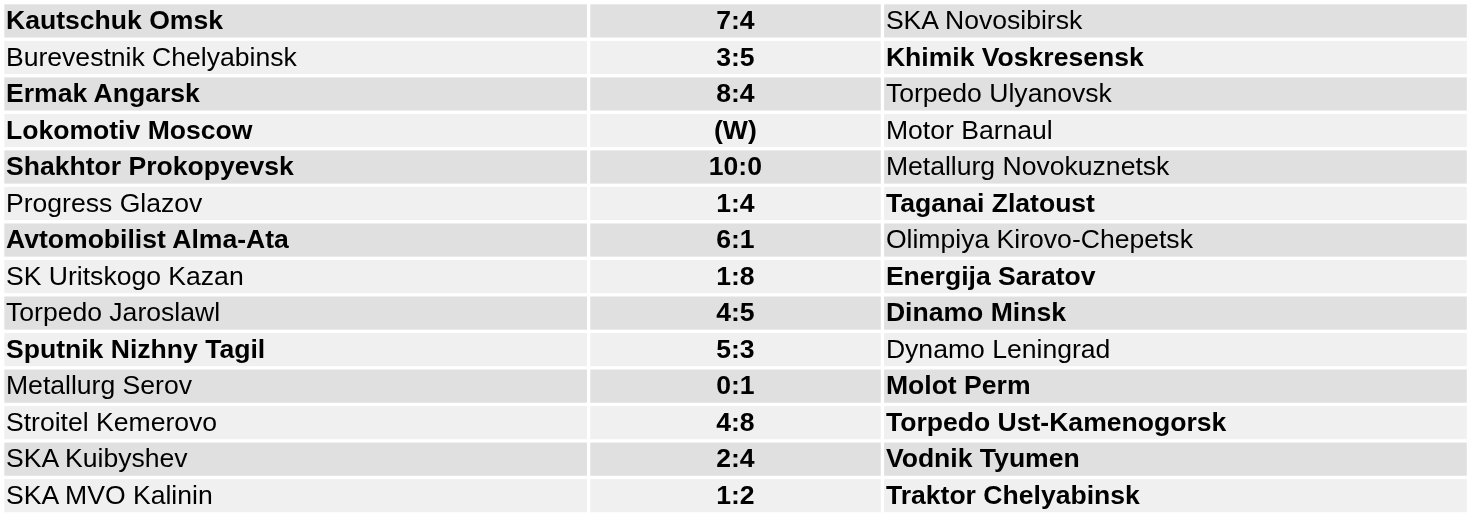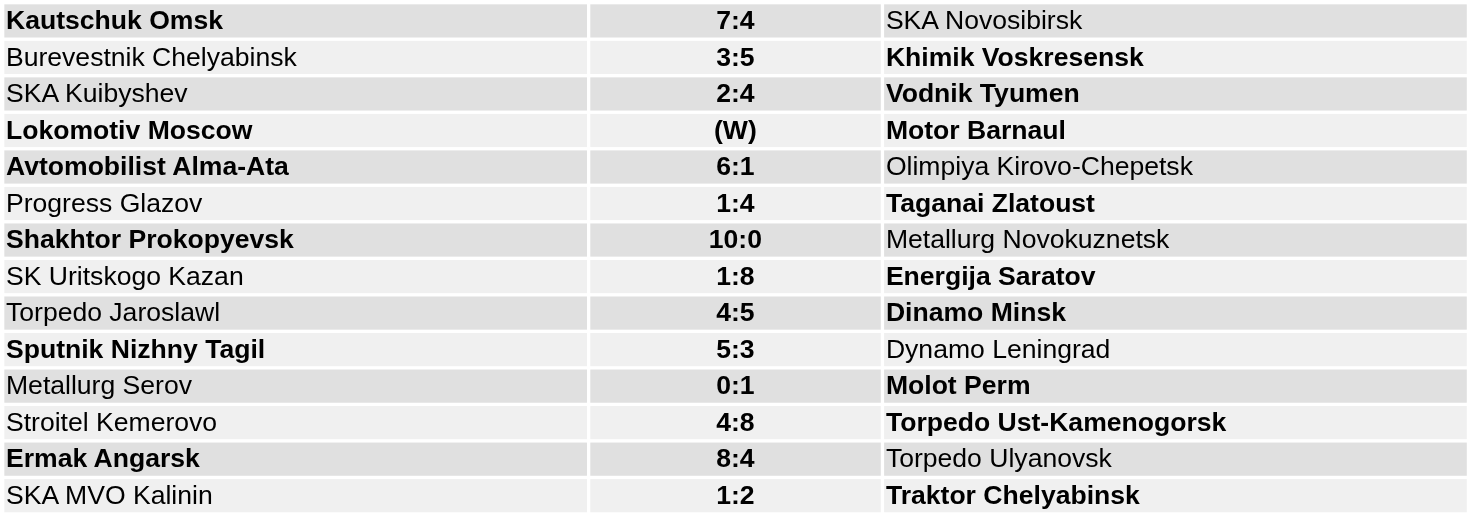rows swapped: (103, 93) <-> (97, 458)
(969, 130) normal -> (976, 130) bold
rows swapped: (150, 166) <-> (147, 239)
